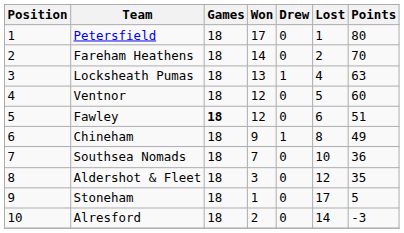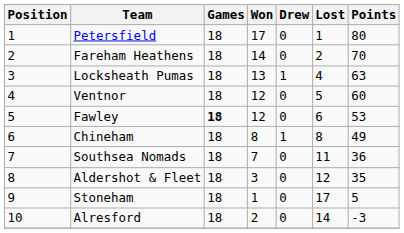(359, 116) 51 -> (359, 116) 53
(254, 137) 9 -> (254, 137) 8
(323, 157) 10 -> (323, 157) 11
